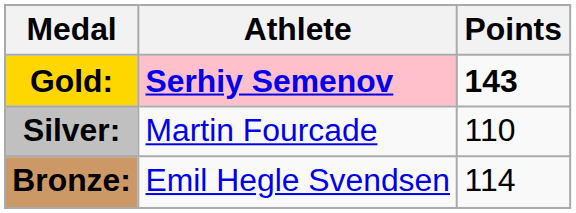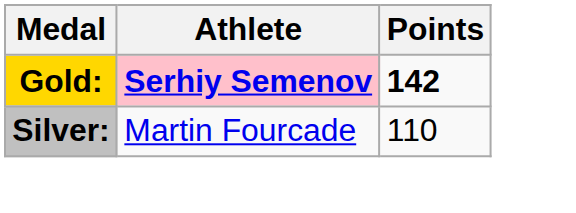(491, 80) 143 -> (413, 80) 142
- row: (72, 181)
